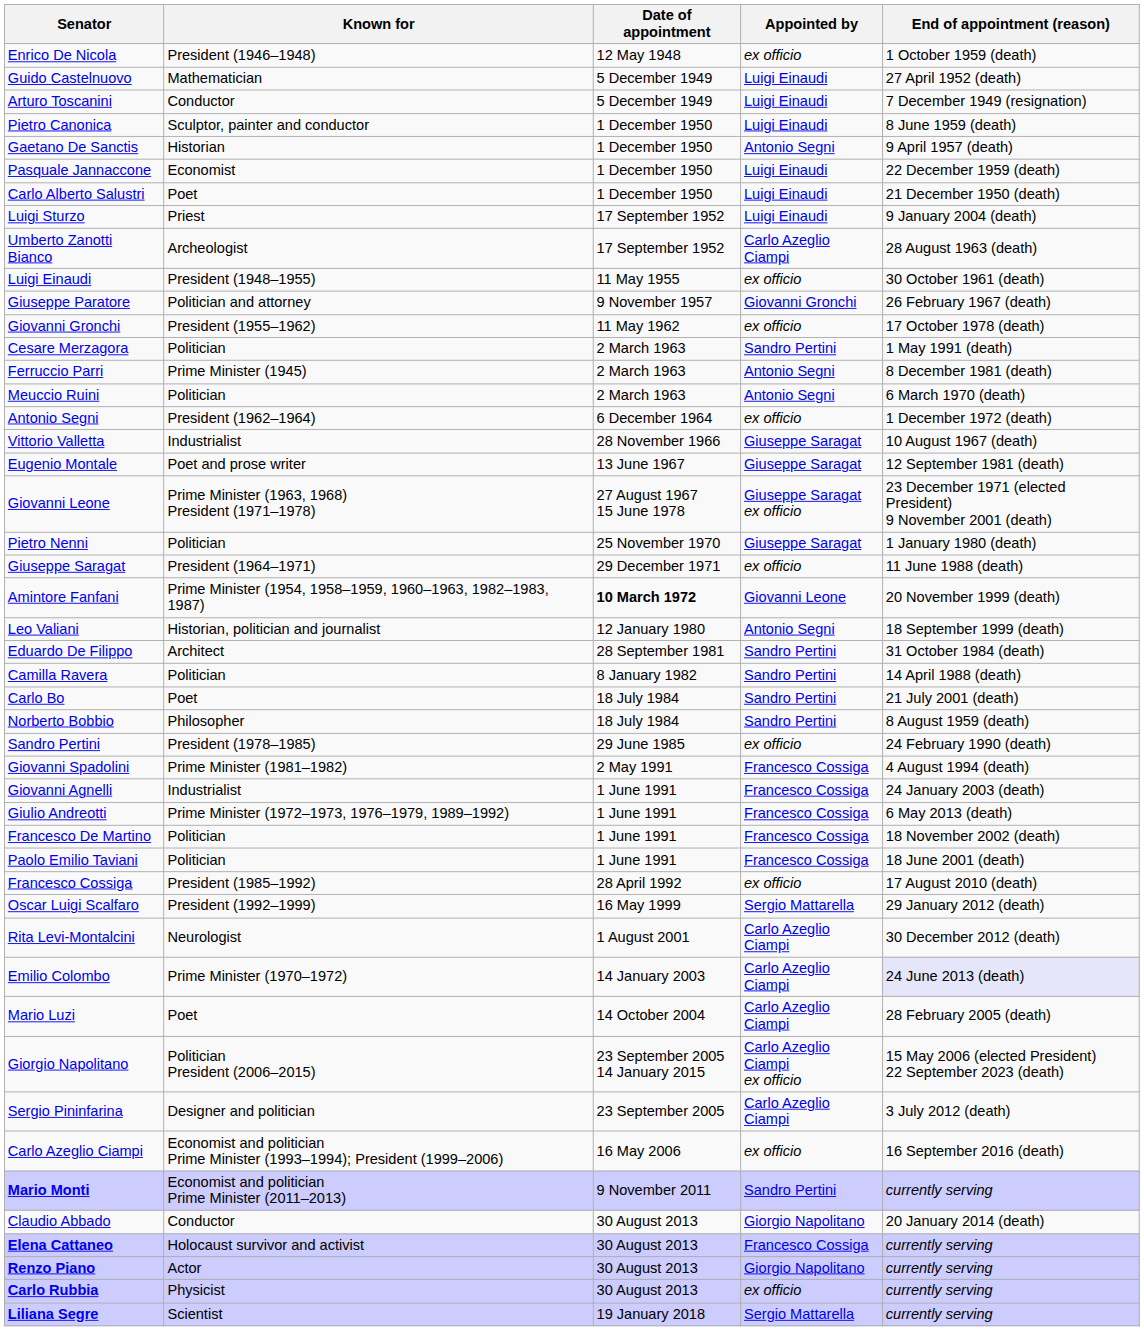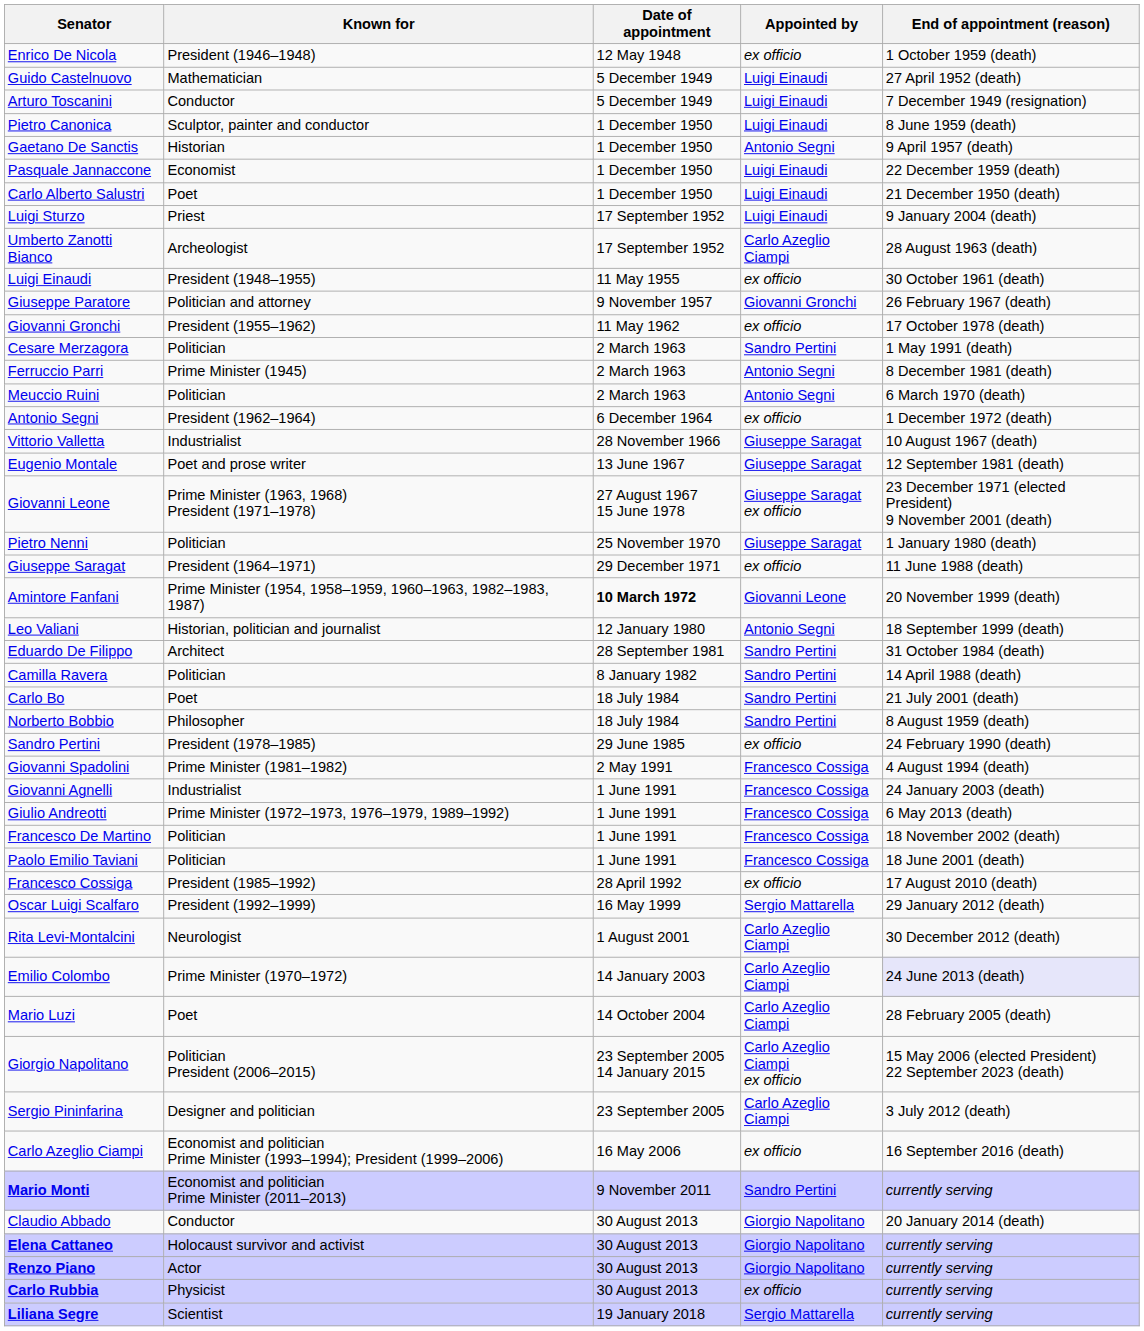(806, 1245) Francesco Cossiga -> (804, 1245) Giorgio Napolitano
